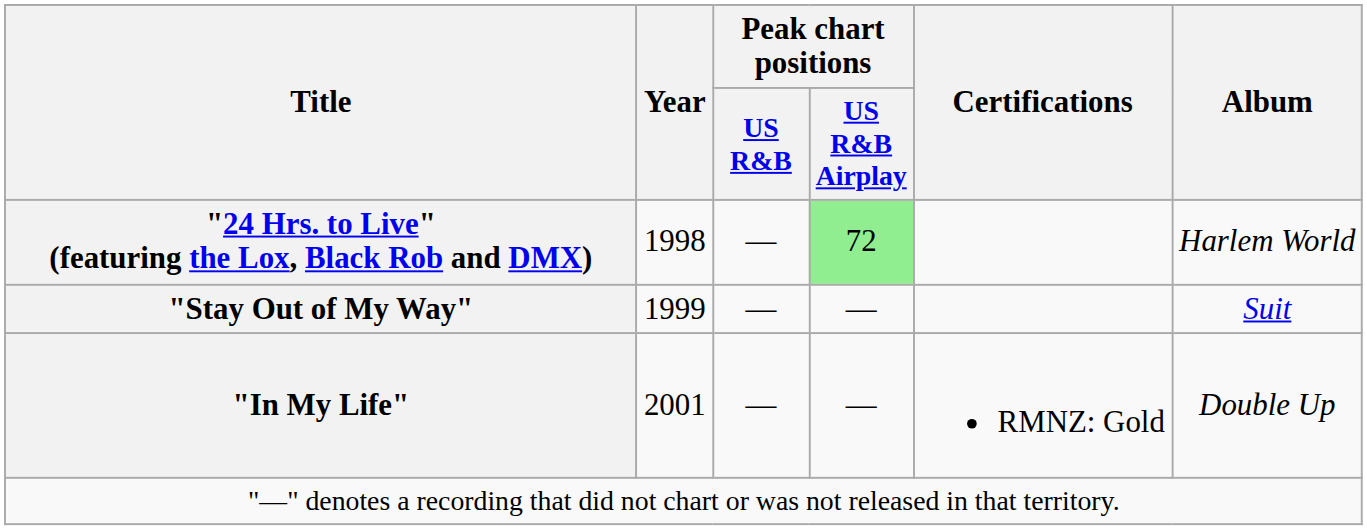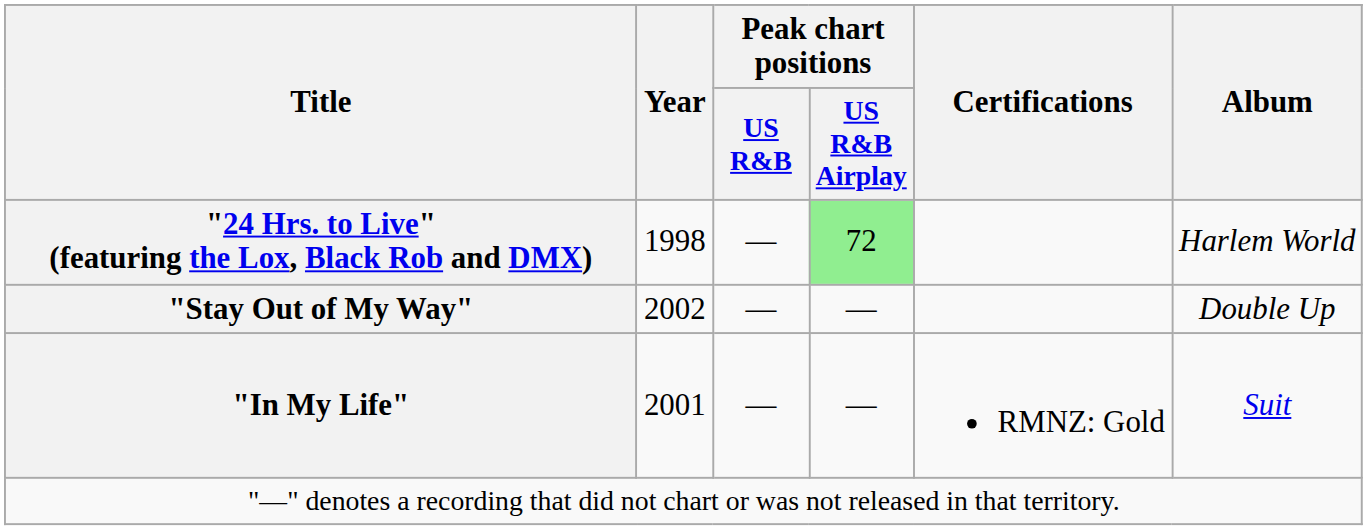(675, 307) 1999 -> (675, 307) 2002
(1267, 307) Suit -> (1267, 307) Double Up
(1267, 405) Double Up -> (1267, 405) Suit
